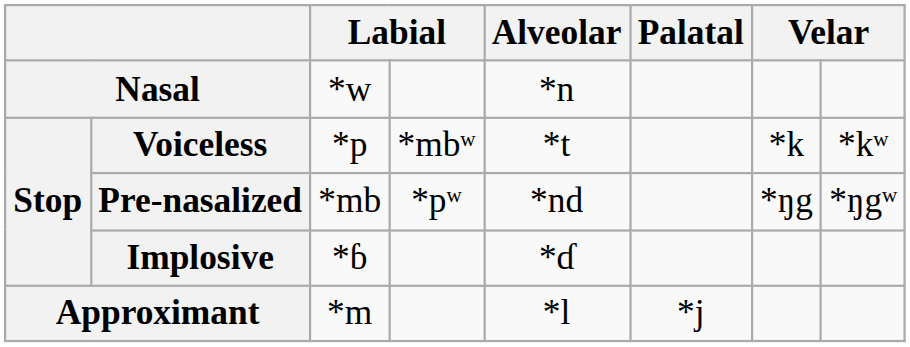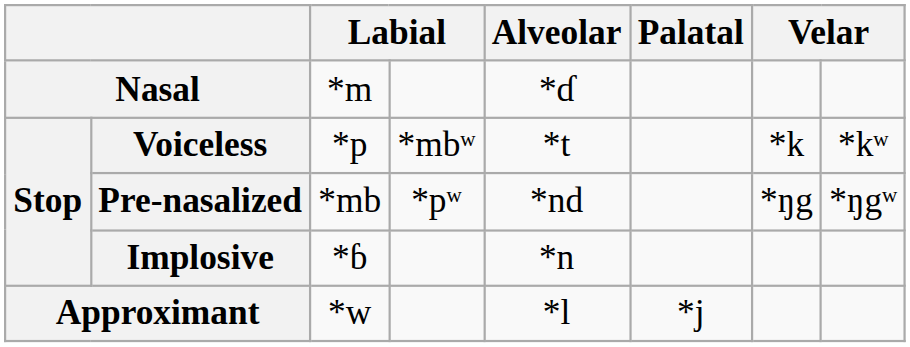(350, 88) *w -> (350, 88) *m
(557, 88) *n -> (557, 88) *ɗ
(557, 256) *ɗ -> (557, 256) *n
(350, 312) *m -> (350, 312) *w
